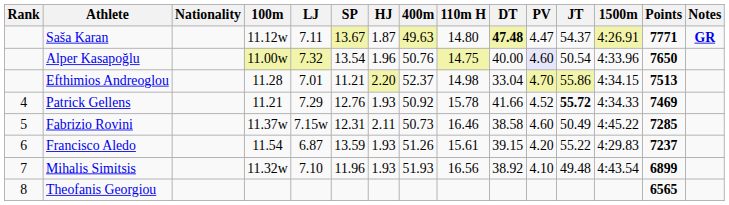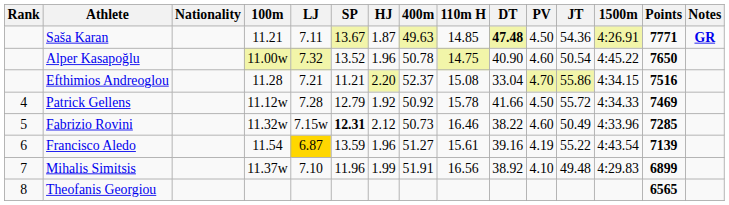(267, 37) 11.12w -> (267, 37) 11.21
(463, 37) 14.80 -> (463, 37) 14.85
(542, 37) 4.47 -> (542, 37) 4.50
(575, 37) 54.37 -> (575, 37) 54.36
(350, 59) 13.54 -> (350, 59) 13.52
(418, 59) 50.76 -> (418, 59) 50.78
(508, 59) 40.00 -> (508, 59) 40.90
(542, 59) lavender background -> (542, 59) no background
(618, 59) 4:33.96 -> (618, 59) 4:45.22
(311, 80) 7.01 -> (311, 80) 7.21
(463, 80) 14.98 -> (463, 80) 15.08
(664, 80) 7513 -> (664, 80) 7516
(267, 102) 11.21 -> (267, 102) 11.12w
(311, 102) 7.29 -> (311, 102) 7.28
(350, 102) 12.76 -> (350, 102) 12.79
(384, 102) 1.93 -> (384, 102) 1.92
(542, 102) 4.52 -> (542, 102) 4.50
(575, 102) bold -> (575, 102) normal
(267, 124) 11.37w -> (267, 124) 11.32w
(350, 124) normal -> (350, 124) bold
(384, 124) 2.11 -> (384, 124) 2.12
(508, 124) 38.58 -> (508, 124) 38.22
(618, 124) 4:45.22 -> (618, 124) 4:33.96
(311, 146) no background -> (311, 146) gold background
(384, 146) 1.93 -> (384, 146) 1.96
(418, 146) 51.26 -> (418, 146) 51.27
(508, 146) 39.15 -> (508, 146) 39.16
(542, 146) 4.20 -> (542, 146) 4.19
(618, 146) 4:29.83 -> (618, 146) 4:43.54
(664, 146) 7237 -> (664, 146) 7139
(267, 168) 11.32w -> (267, 168) 11.37w
(384, 168) 1.93 -> (384, 168) 1.99
(418, 168) 51.93 -> (418, 168) 51.91
(618, 168) 4:43.54 -> (618, 168) 4:29.83
